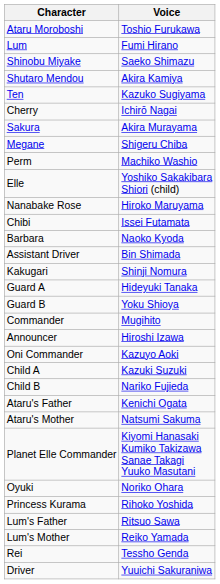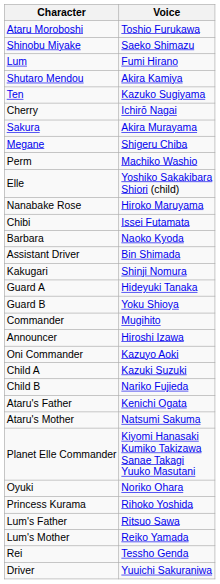rows swapped: (17, 45) <-> (44, 62)
